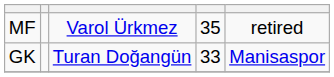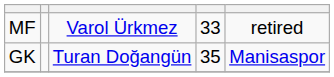(210, 27) 35 -> (210, 27) 33
(210, 57) 33 -> (210, 57) 35
